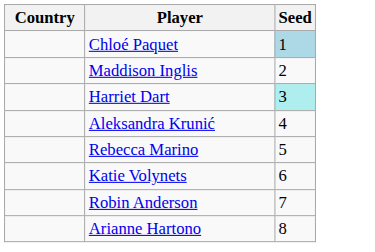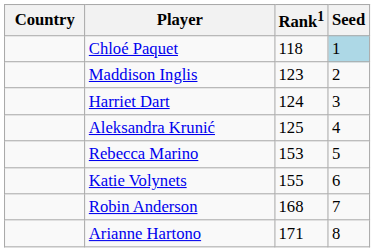+ column: (301, 19)
(283, 96) paleturquoise background -> (336, 101) no background
